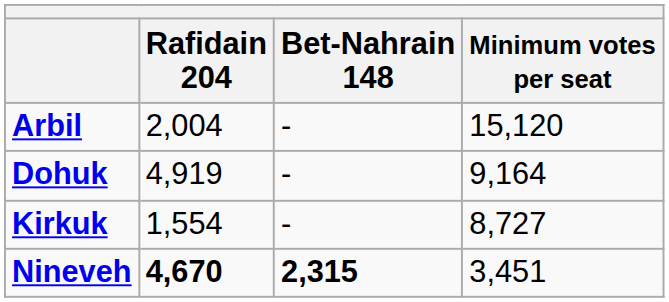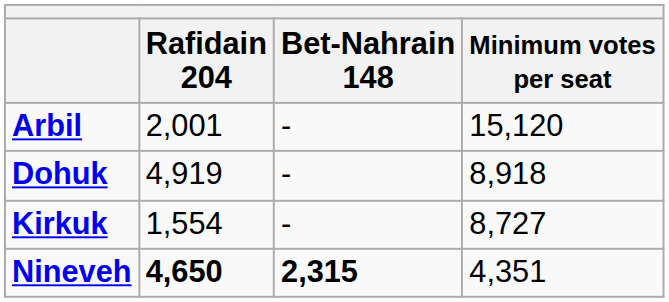(184, 126) 2,004 -> (184, 126) 2,001
(508, 175) 9,164 -> (508, 175) 8,918
(184, 272) 4,670 -> (184, 272) 4,650
(508, 272) 3,451 -> (508, 272) 4,351
